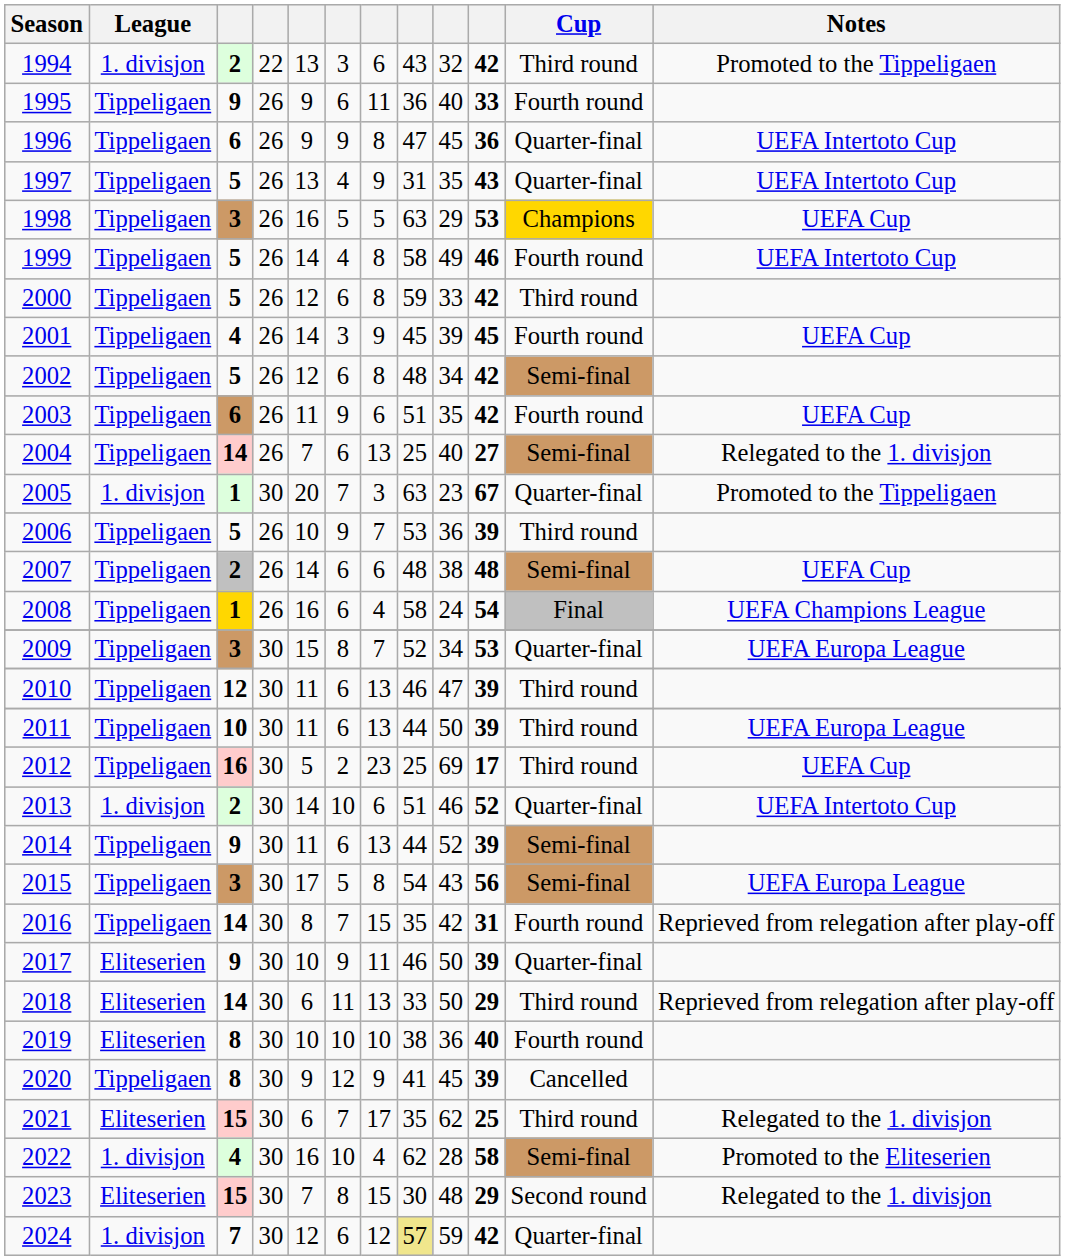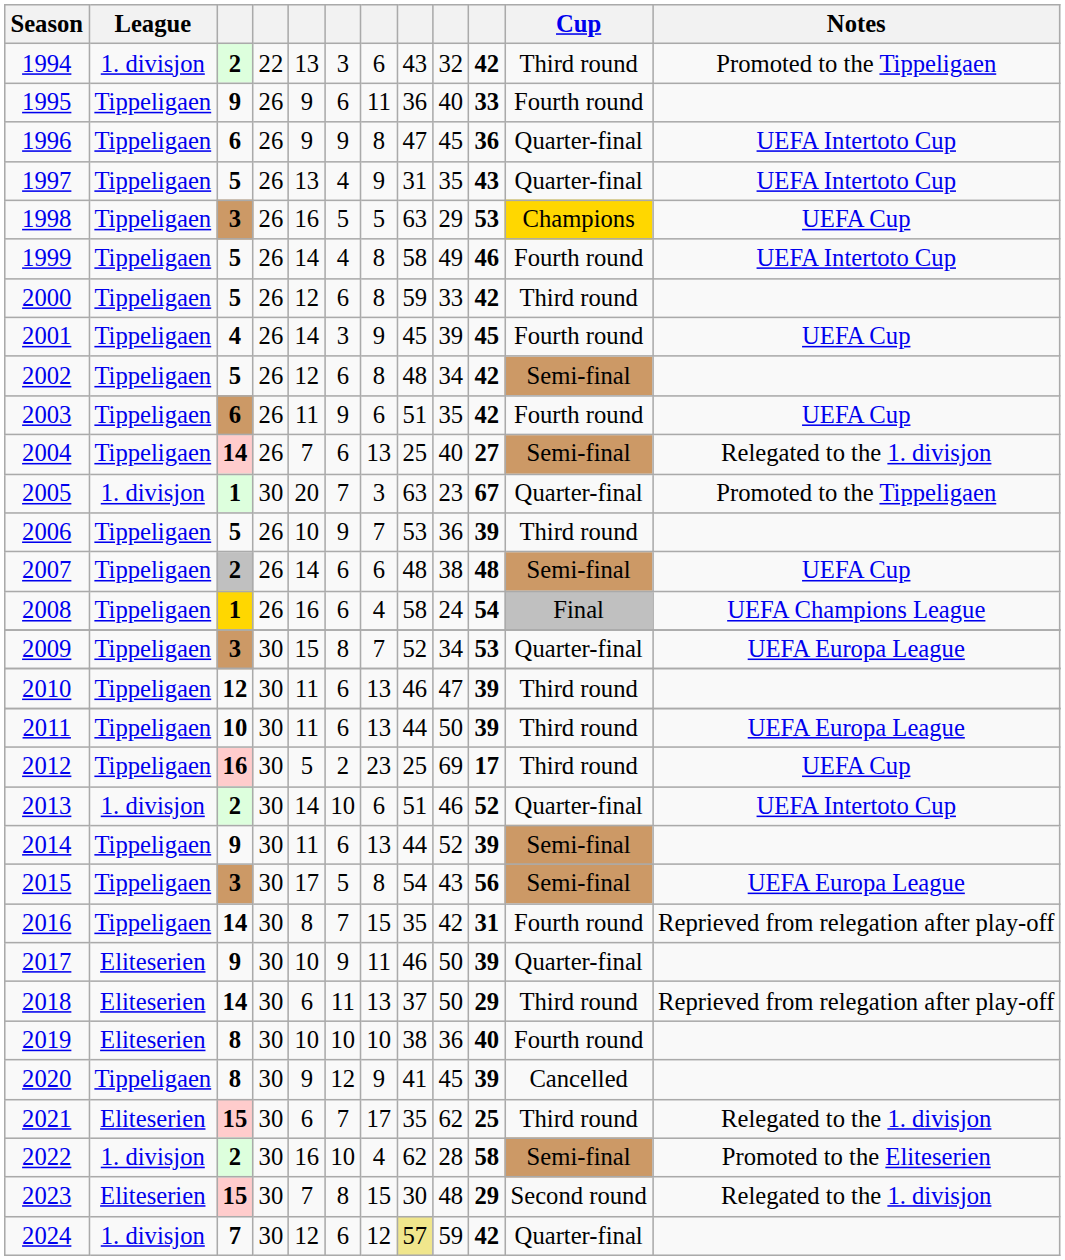(415, 1000) 33 -> (415, 1000) 37
(235, 1157) 4 -> (235, 1157) 2
